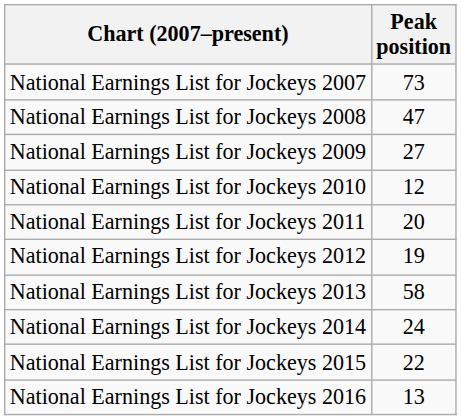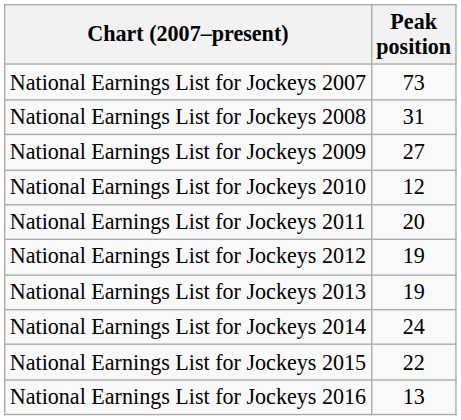(414, 116) 47 -> (414, 116) 31
(414, 291) 58 -> (414, 291) 19
